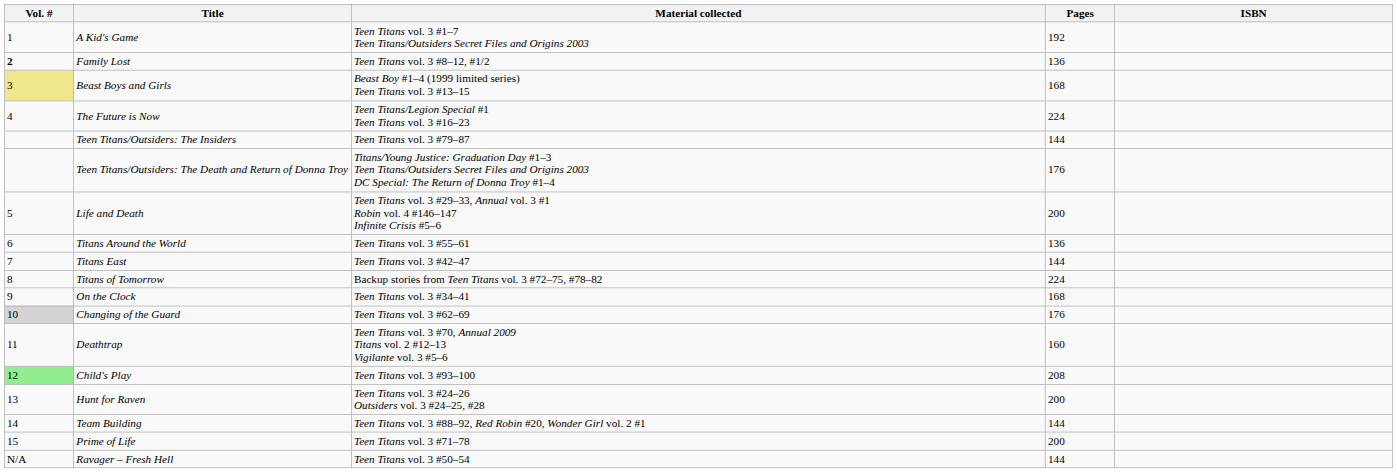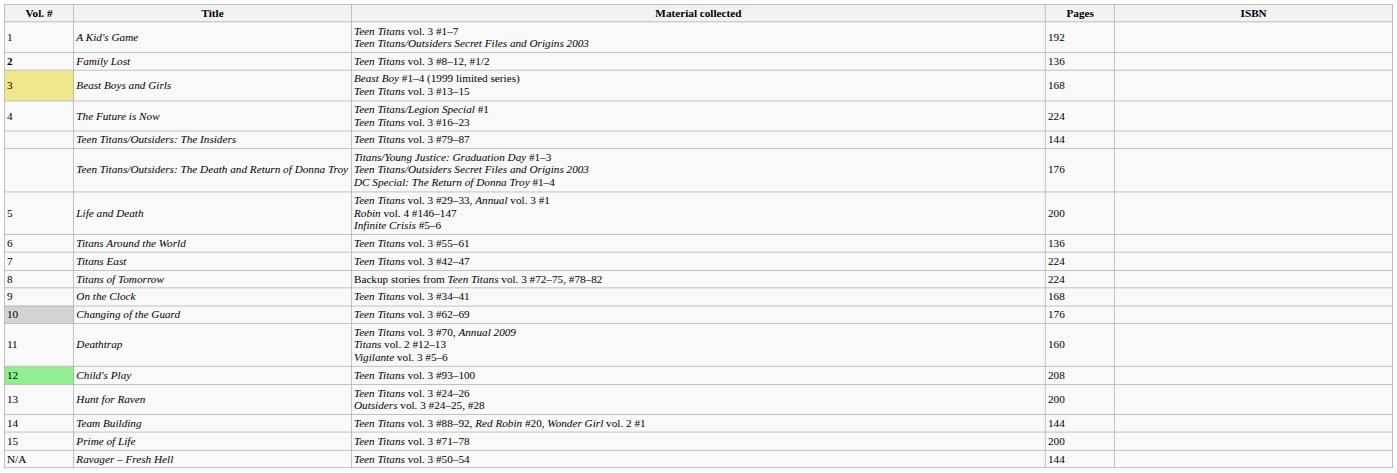(1056, 261) 144 -> (1056, 261) 224
